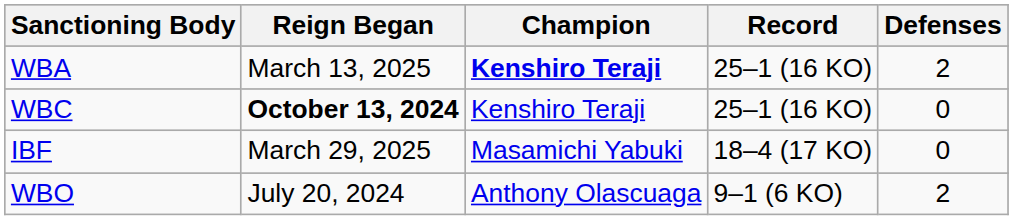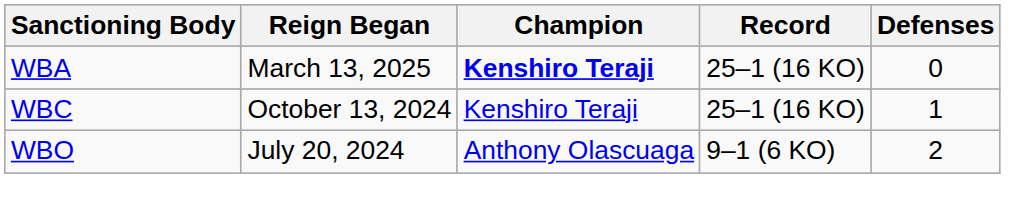(943, 67) 2 -> (936, 67) 0
(353, 109) bold -> (349, 109) normal
(943, 109) 0 -> (936, 109) 1
- row: (31, 151)
